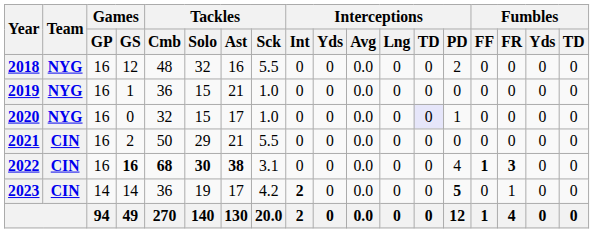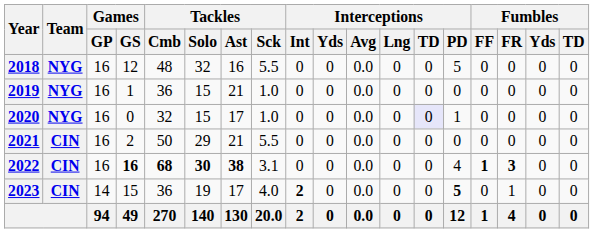(457, 66) 2 -> (457, 66) 5
(130, 191) 14 -> (130, 191) 15
(269, 191) 4.2 -> (269, 191) 4.0
